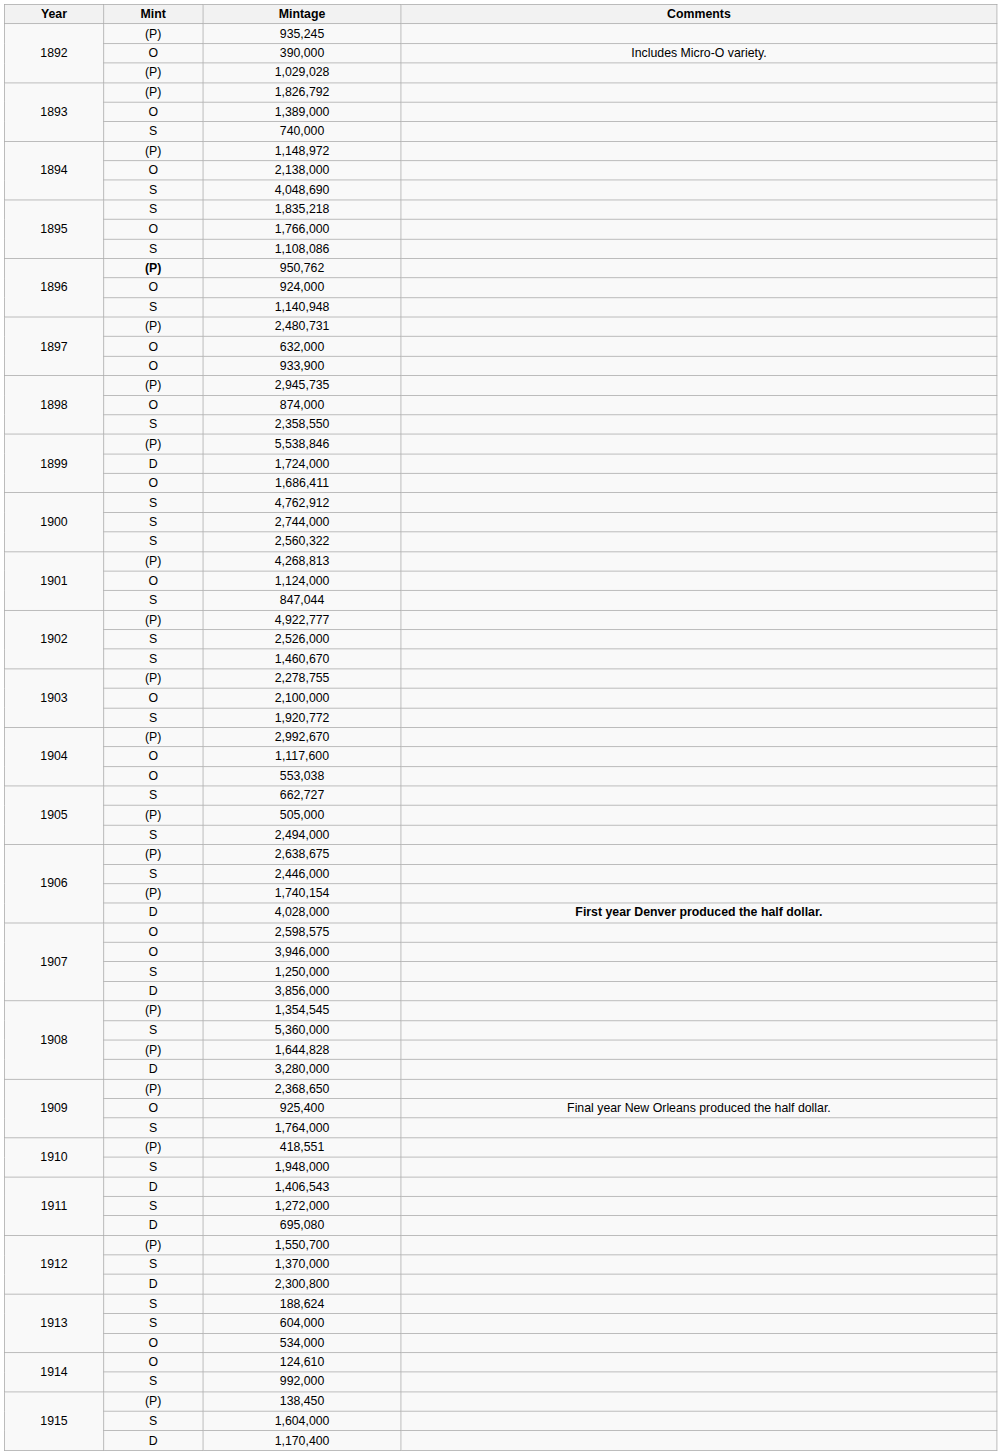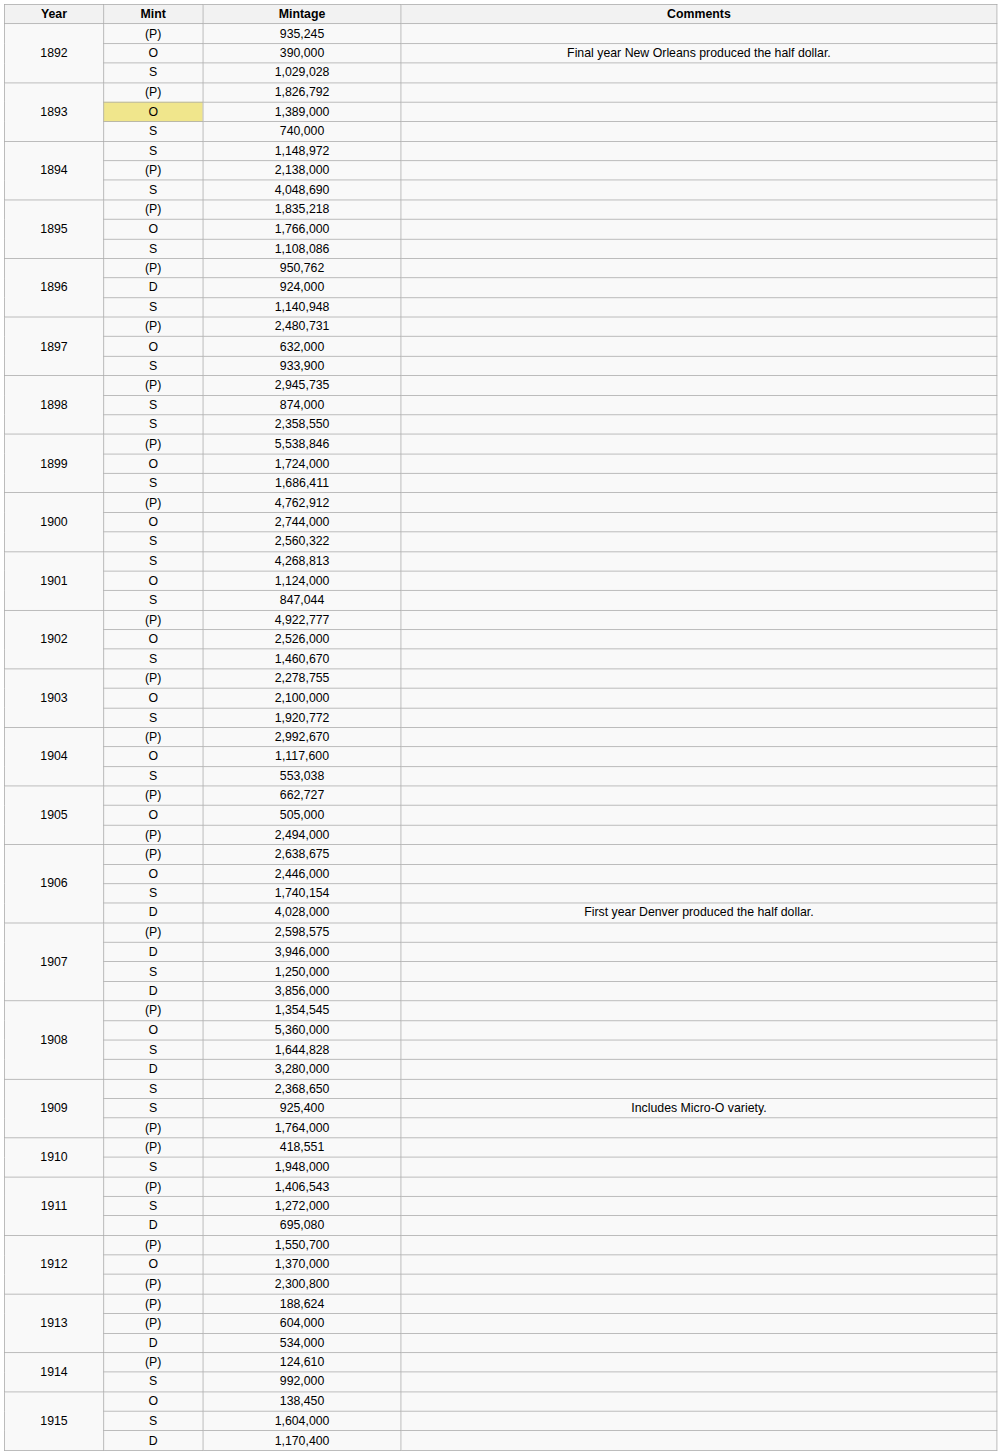(699, 53) Includes Micro-O variety. -> (699, 53) Final year New Orleans produced the half dollar.
(153, 72) (P) -> (153, 72) S
(153, 111) no background -> (153, 111) khaki background
(153, 151) (P) -> (153, 151) S
(153, 170) O -> (153, 170) (P)
(153, 209) S -> (153, 209) (P)
(153, 268) bold -> (153, 268) normal
(153, 287) O -> (153, 287) D
(153, 365) O -> (153, 365) S
(153, 405) O -> (153, 405) S
(153, 463) D -> (153, 463) O
(153, 483) O -> (153, 483) S
(153, 502) S -> (153, 502) (P)
(153, 522) S -> (153, 522) O
(153, 561) (P) -> (153, 561) S
(153, 639) S -> (153, 639) O
(153, 776) O -> (153, 776) S
(153, 795) S -> (153, 795) (P)
(153, 815) (P) -> (153, 815) O
(153, 834) S -> (153, 834) (P)
(153, 873) S -> (153, 873) O
(153, 893) (P) -> (153, 893) S
(699, 913) bold -> (699, 913) normal
(153, 932) O -> (153, 932) (P)
(153, 952) O -> (153, 952) D
(153, 1030) S -> (153, 1030) O
(153, 1049) (P) -> (153, 1049) S
(153, 1088) (P) -> (153, 1088) S
(153, 1108) O -> (153, 1108) S
(699, 1108) Final year New Orleans produced the half dollar. -> (699, 1108) Includes Micro-O variety.
(153, 1127) S -> (153, 1127) (P)
(153, 1186) D -> (153, 1186) (P)
(153, 1264) S -> (153, 1264) O
(153, 1284) D -> (153, 1284) (P)
(153, 1303) S -> (153, 1303) (P)
(153, 1323) S -> (153, 1323) (P)
(153, 1342) O -> (153, 1342) D
(153, 1362) O -> (153, 1362) (P)
(153, 1401) (P) -> (153, 1401) O
